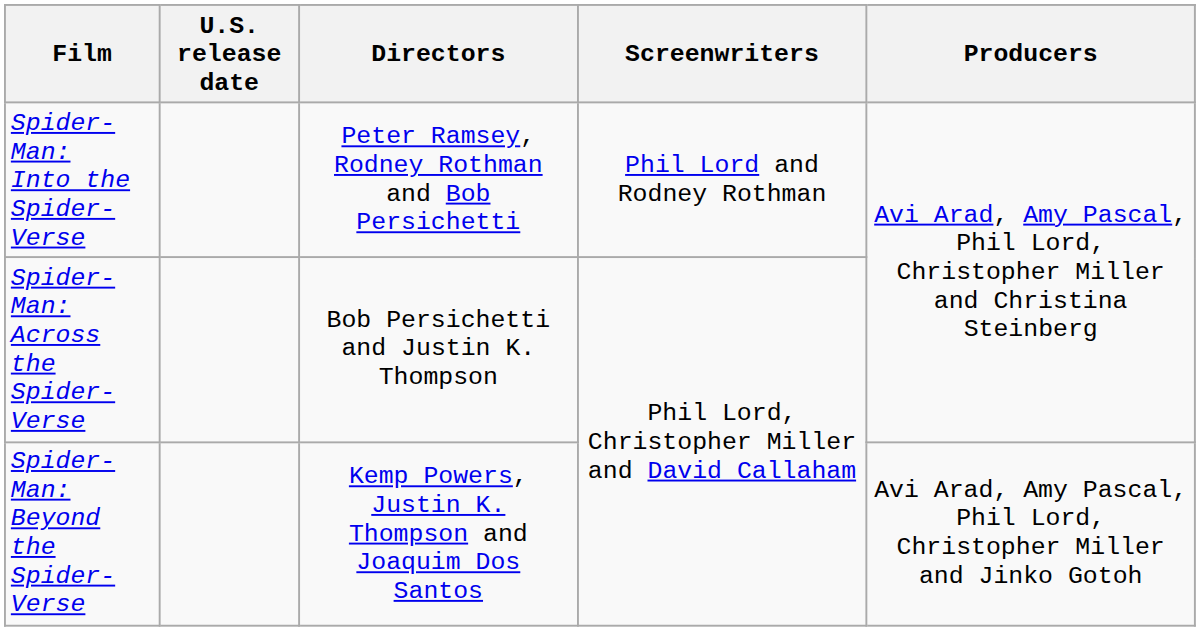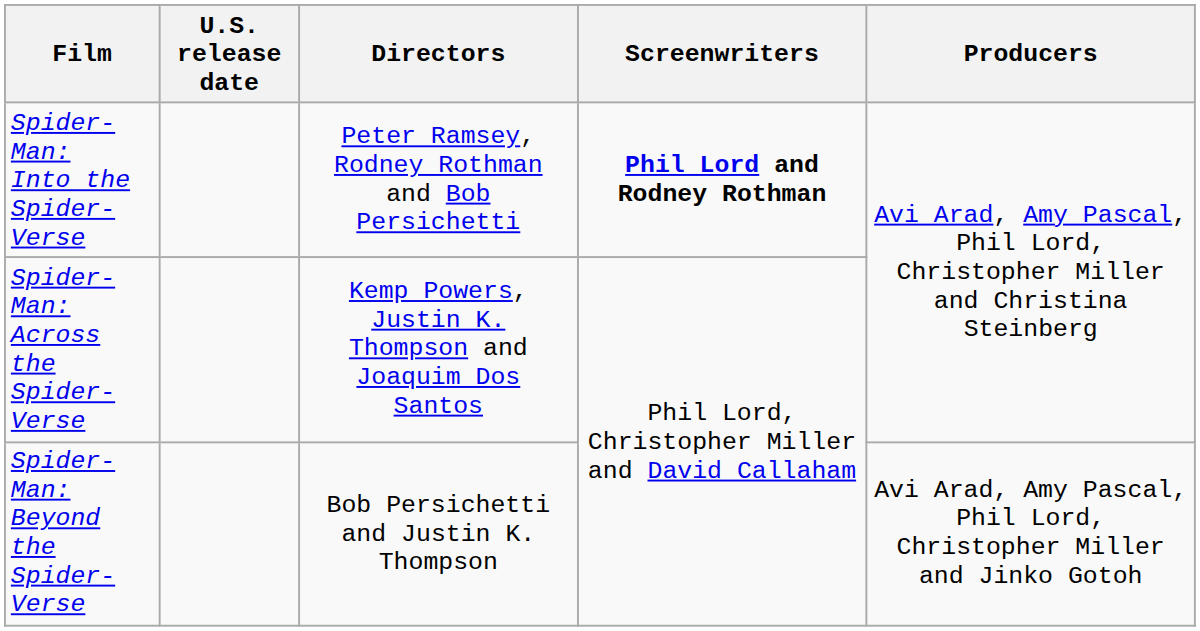(722, 180) normal -> (722, 180) bold
(438, 350) Bob Persichetti and Justin K. Thompson -> (438, 350) Kemp Powers, Justin K. Thompson and Joaquim Dos Santos
(438, 533) Kemp Powers, Justin K. Thompson and Joaquim Dos Santos -> (438, 533) Bob Persichetti and Justin K. Thompson
